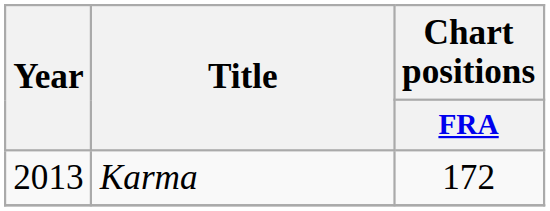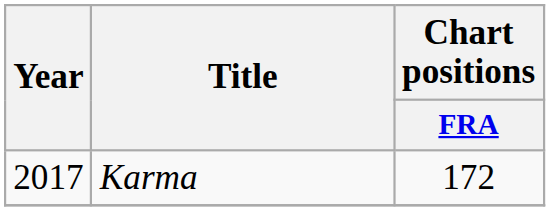(48, 176) 2013 -> (48, 176) 2017
